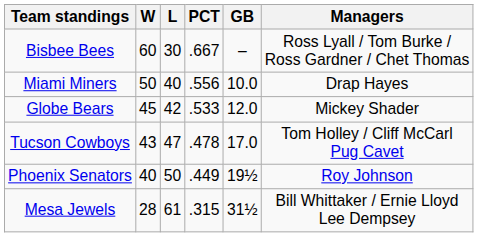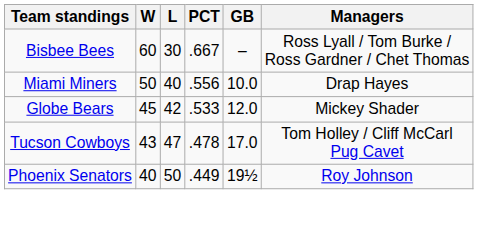- row: (70, 210)
